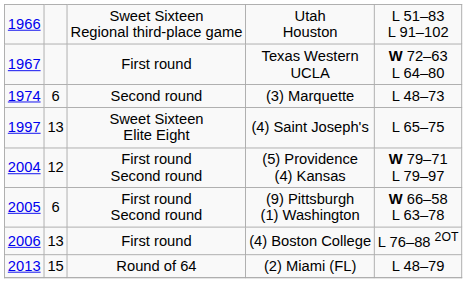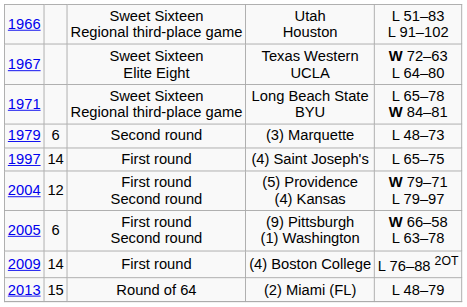(156, 64) First round -> (156, 64) Sweet Sixteen Elite Eight
+ row: (310, 104)
(24, 95) 1974 -> (24, 135) 1979
(56, 127) 13 -> (56, 159) 14
(156, 127) Sweet Sixteen Elite Eight -> (156, 159) First round
(24, 241) 2006 -> (24, 264) 2009
(56, 241) 13 -> (56, 264) 14
